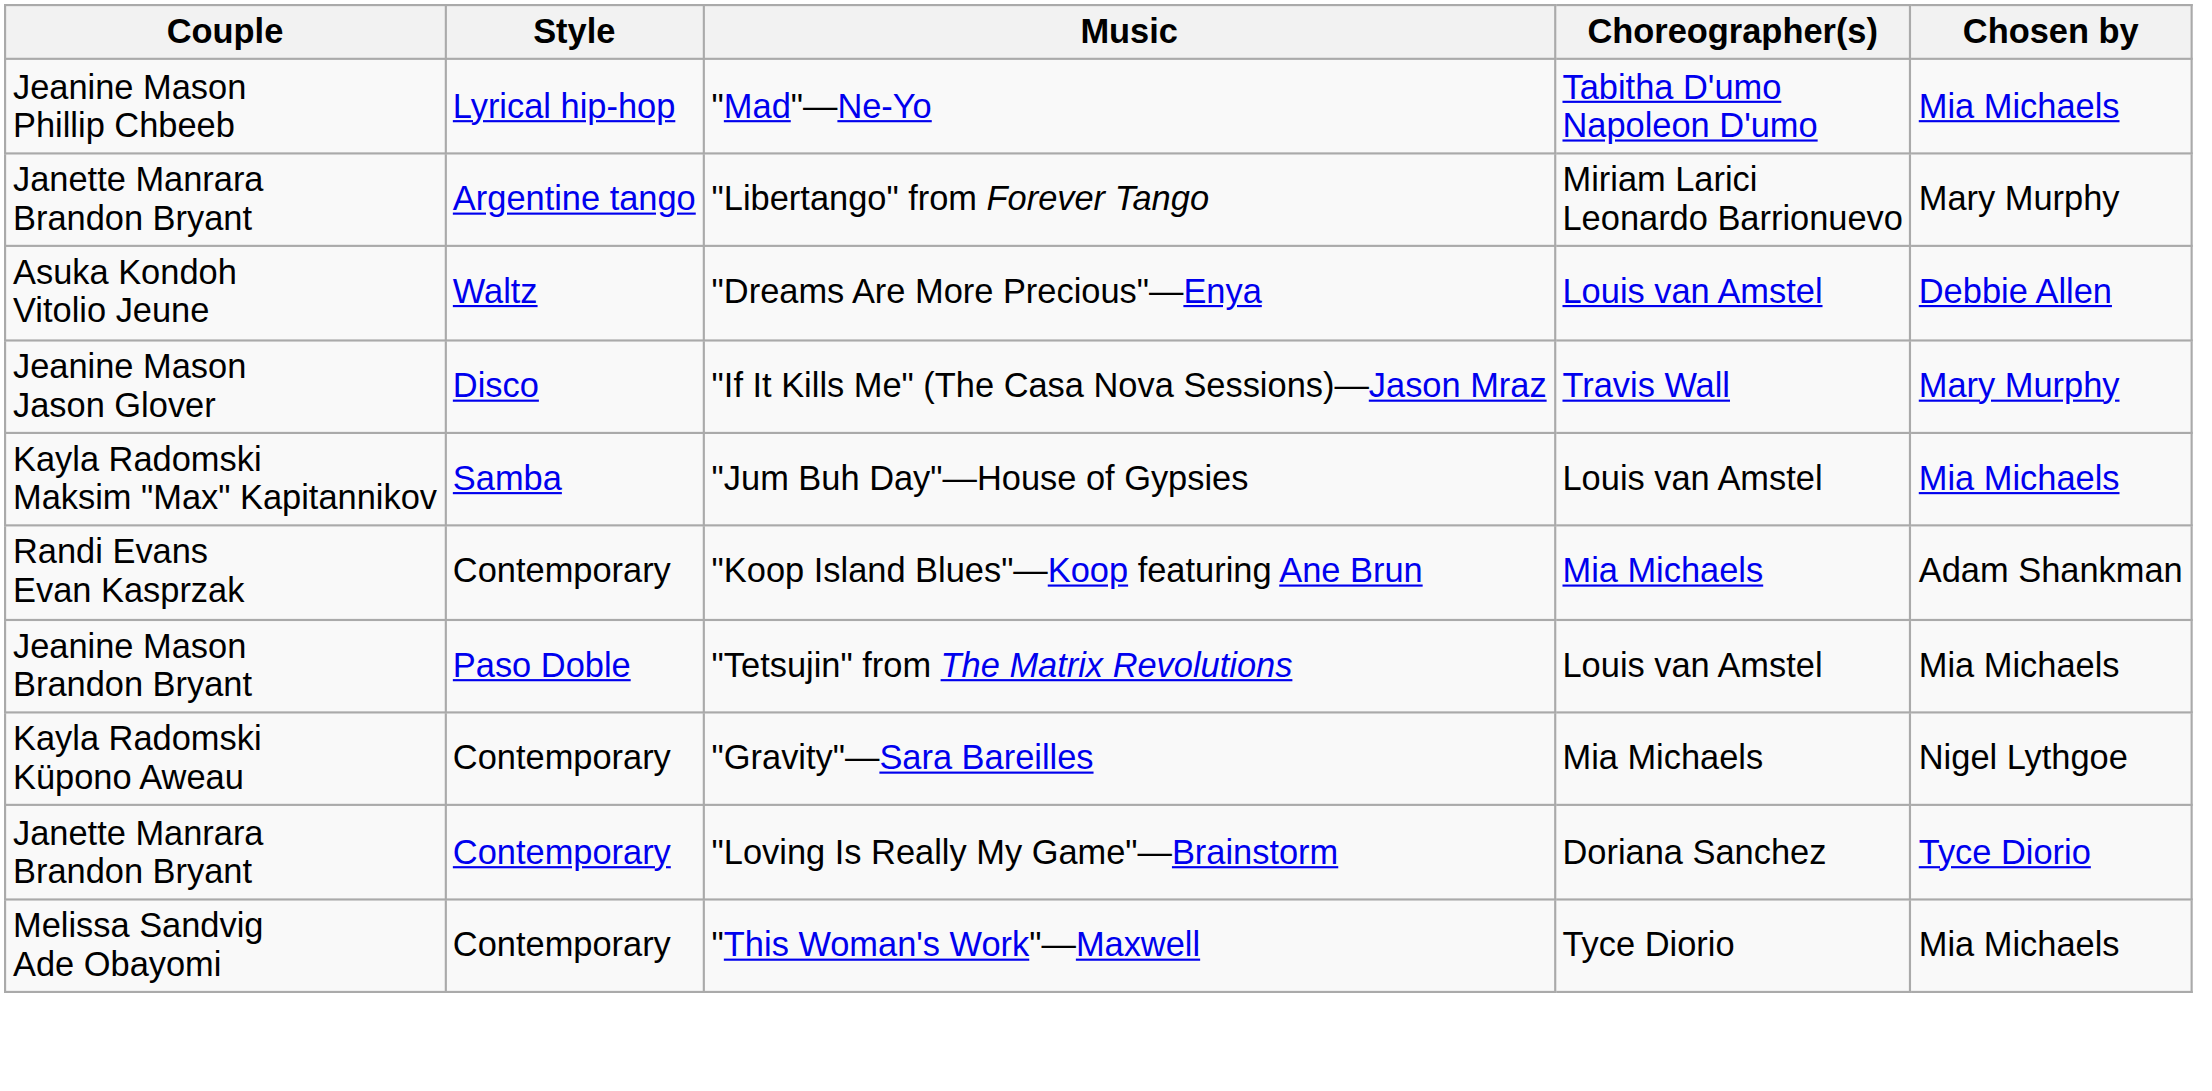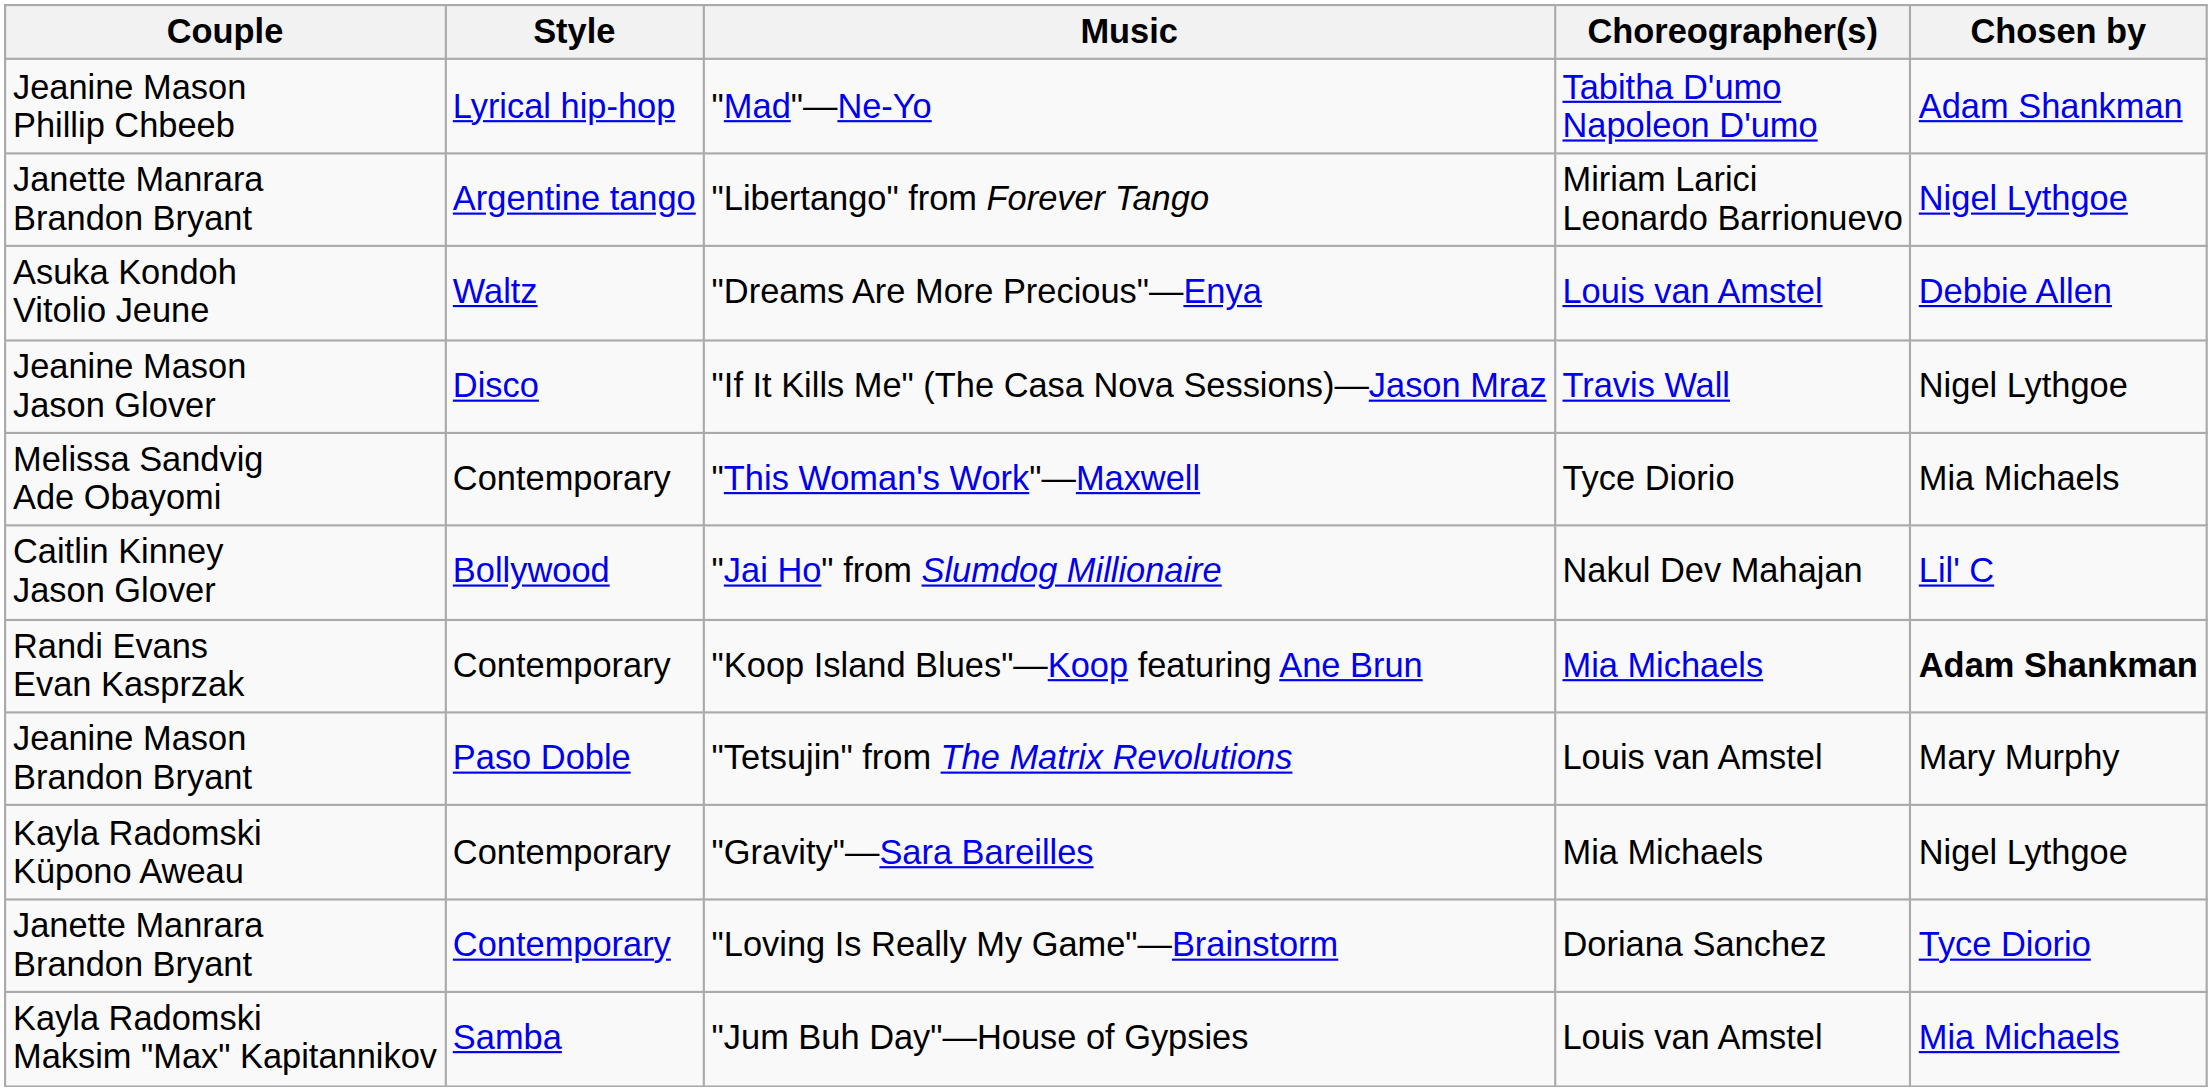(2019, 105) Mia Michaels -> (2051, 105) Adam Shankman
(2019, 198) Mary Murphy -> (2023, 198) Nigel Lythgoe
(2019, 385) Mary Murphy -> (2023, 385) Nigel Lythgoe
rows swapped: (980, 478) <-> (956, 944)
+ row: (967, 571)
(2051, 571) normal -> (2058, 665) bold
(2019, 665) Mia Michaels -> (2019, 758) Mary Murphy
